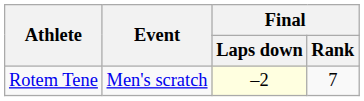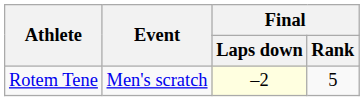(333, 80) 7 -> (333, 80) 5
